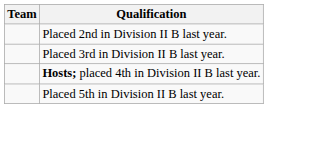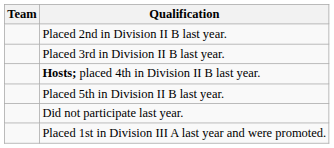+ row: (113, 113)
+ row: (184, 133)
